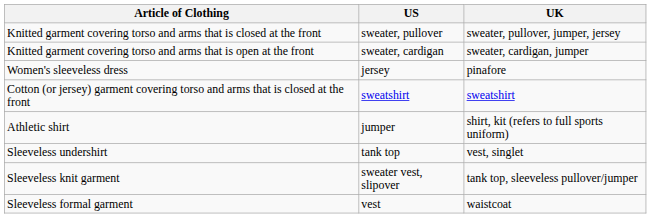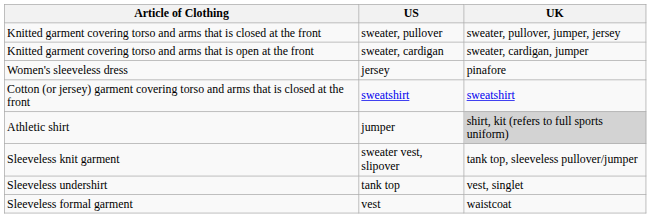(535, 127) no background -> (535, 127) lightgrey background
rows swapped: (63, 178) <-> (57, 153)
